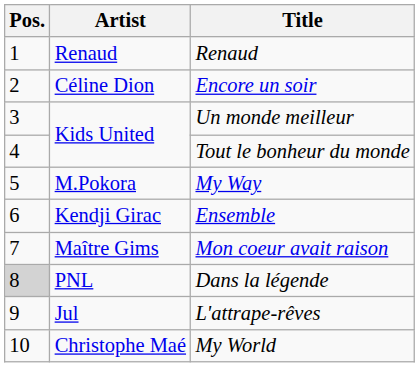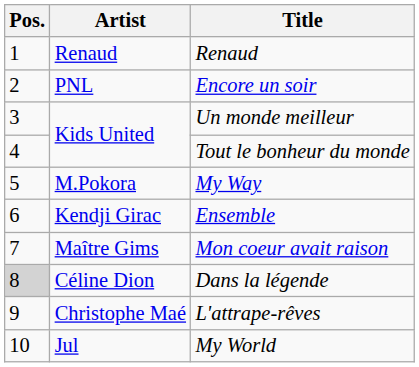(104, 85) Céline Dion -> (74, 85) PNL
(74, 280) PNL -> (104, 280) Céline Dion
(67, 313) Jul -> (120, 313) Christophe Maé
(120, 345) Christophe Maé -> (67, 345) Jul
